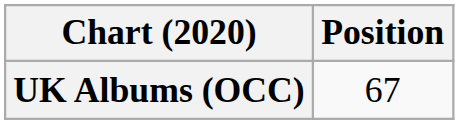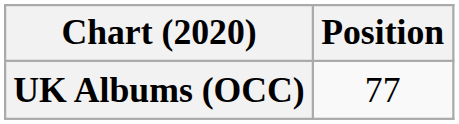(383, 89) 67 -> (383, 89) 77
